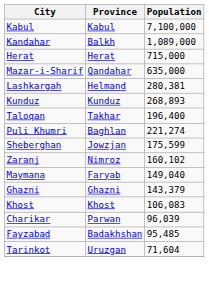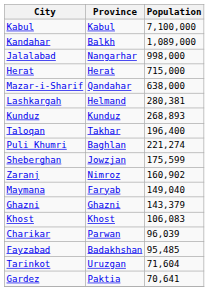+ row: (31, 56)
(166, 71) 635,000 -> (166, 86) 638,000
(166, 160) 160,102 -> (166, 175) 160,902
+ row: (23, 279)
